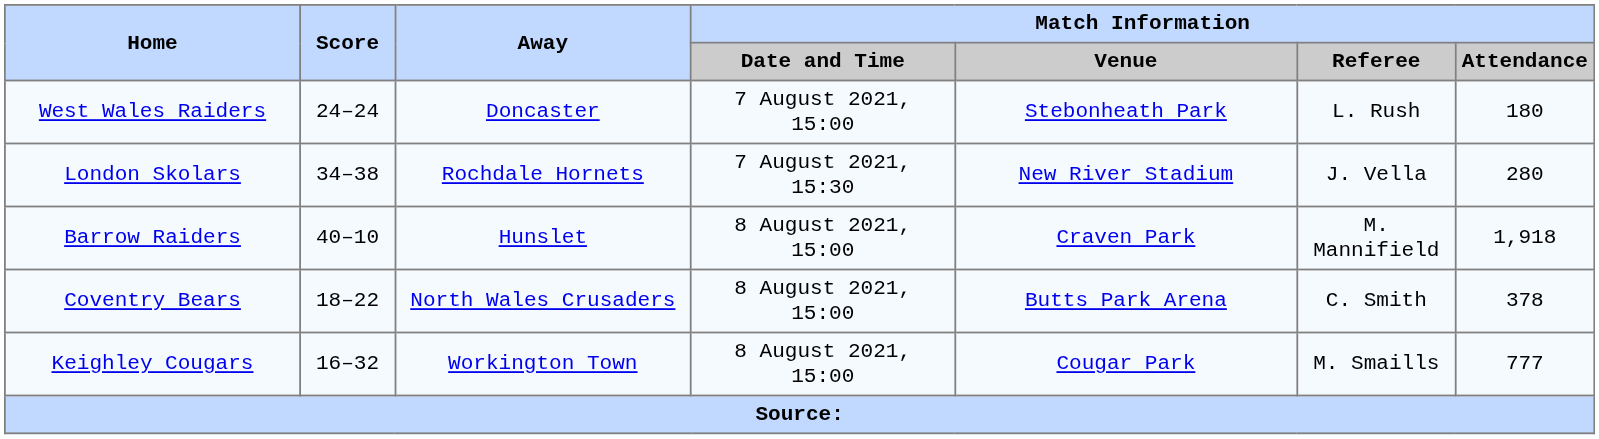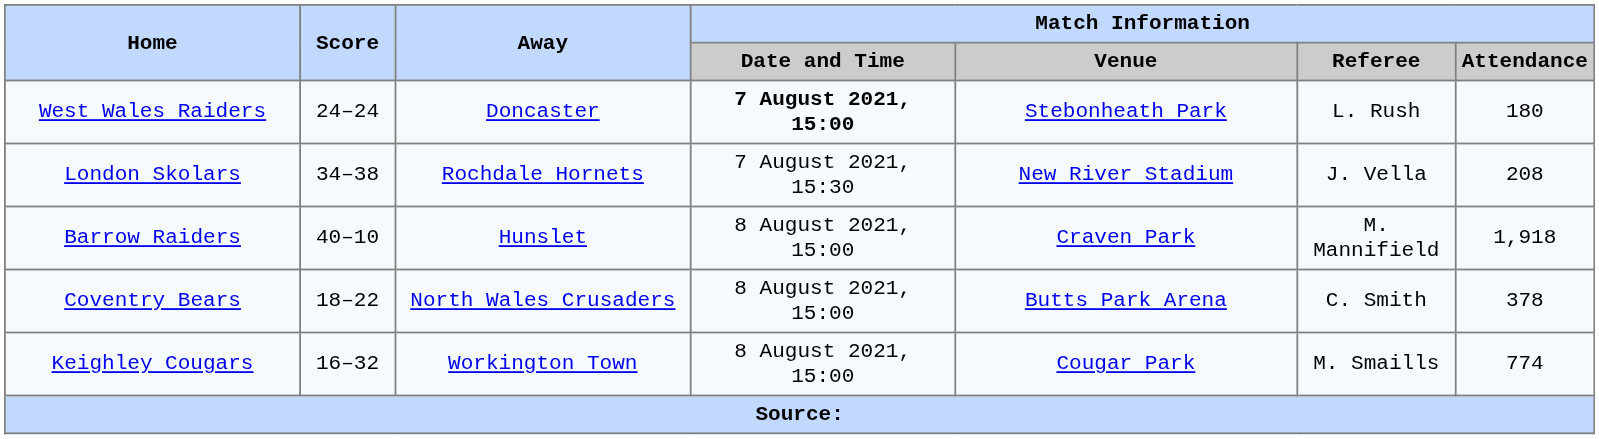(823, 112) normal -> (823, 112) bold
(1525, 175) 280 -> (1525, 175) 208
(1525, 364) 777 -> (1525, 364) 774
